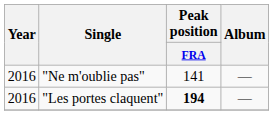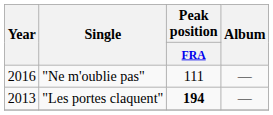(194, 76) 141 -> (194, 76) 111
(22, 98) 2016 -> (22, 98) 2013
